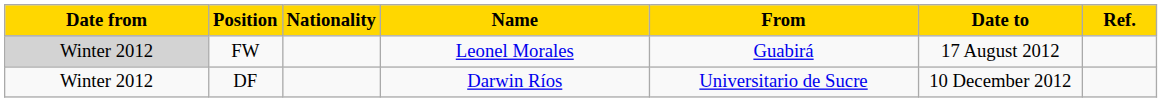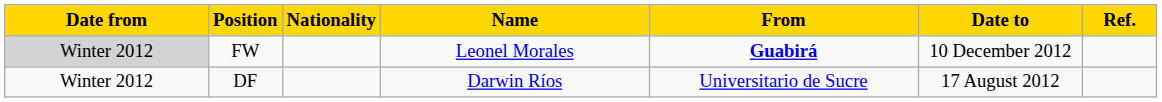(784, 51) normal -> (784, 51) bold
(1000, 51) 17 August 2012 -> (1000, 51) 10 December 2012
(1000, 82) 10 December 2012 -> (1000, 82) 17 August 2012
